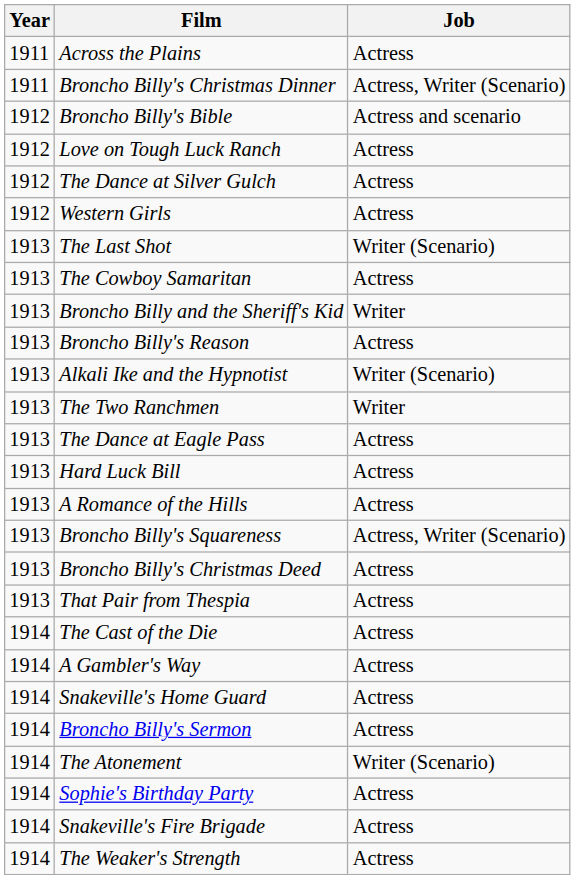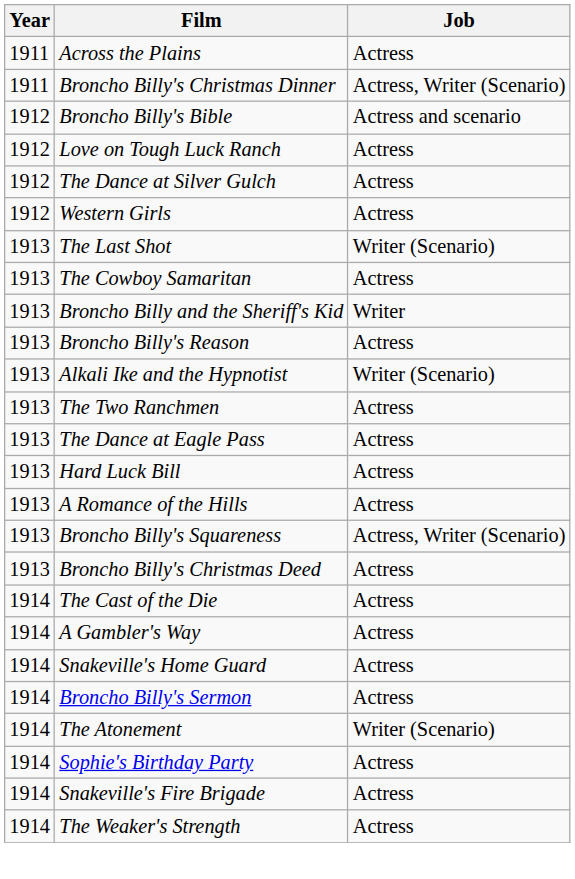(379, 407) Writer -> (383, 407) Actress
- row: (155, 600)
